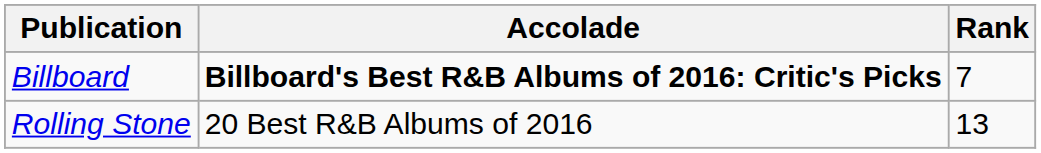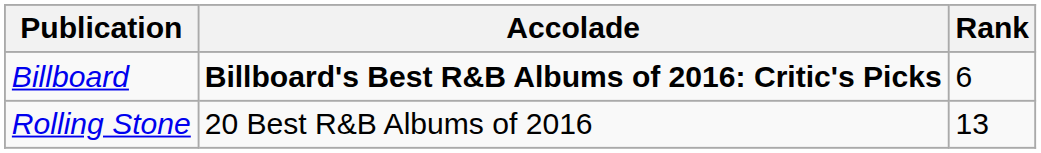(964, 76) 7 -> (964, 76) 6
